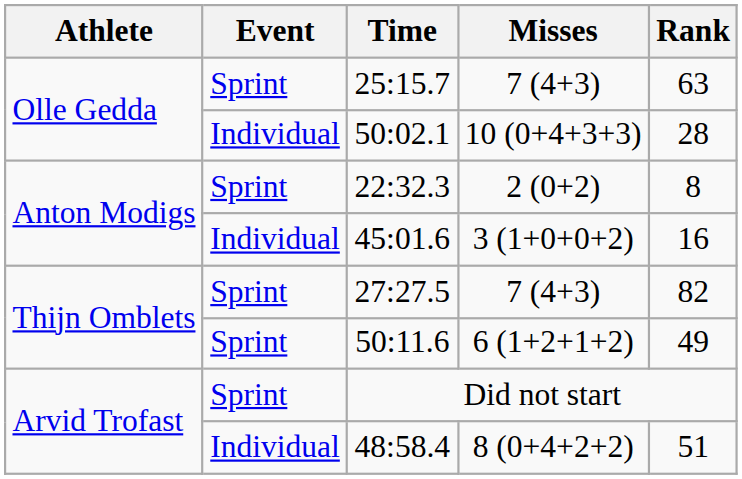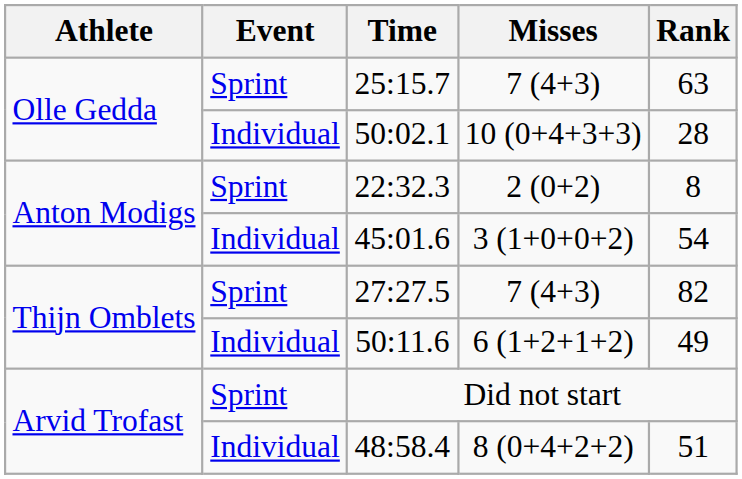(693, 238) 16 -> (693, 238) 54
(249, 342) Sprint -> (275, 342) Individual
